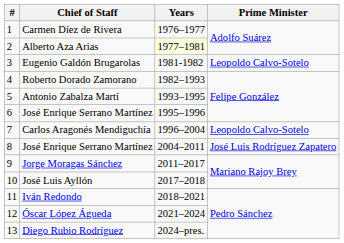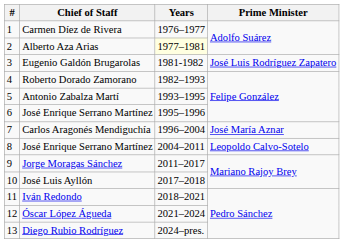(259, 63) Leopoldo Calvo-Sotelo -> (273, 63) José Luis Rodríguez Zapatero
(259, 130) Leopoldo Calvo-Sotelo -> (247, 130) José María Aznar
(273, 146) José Luis Rodríguez Zapatero -> (259, 146) Leopoldo Calvo-Sotelo
